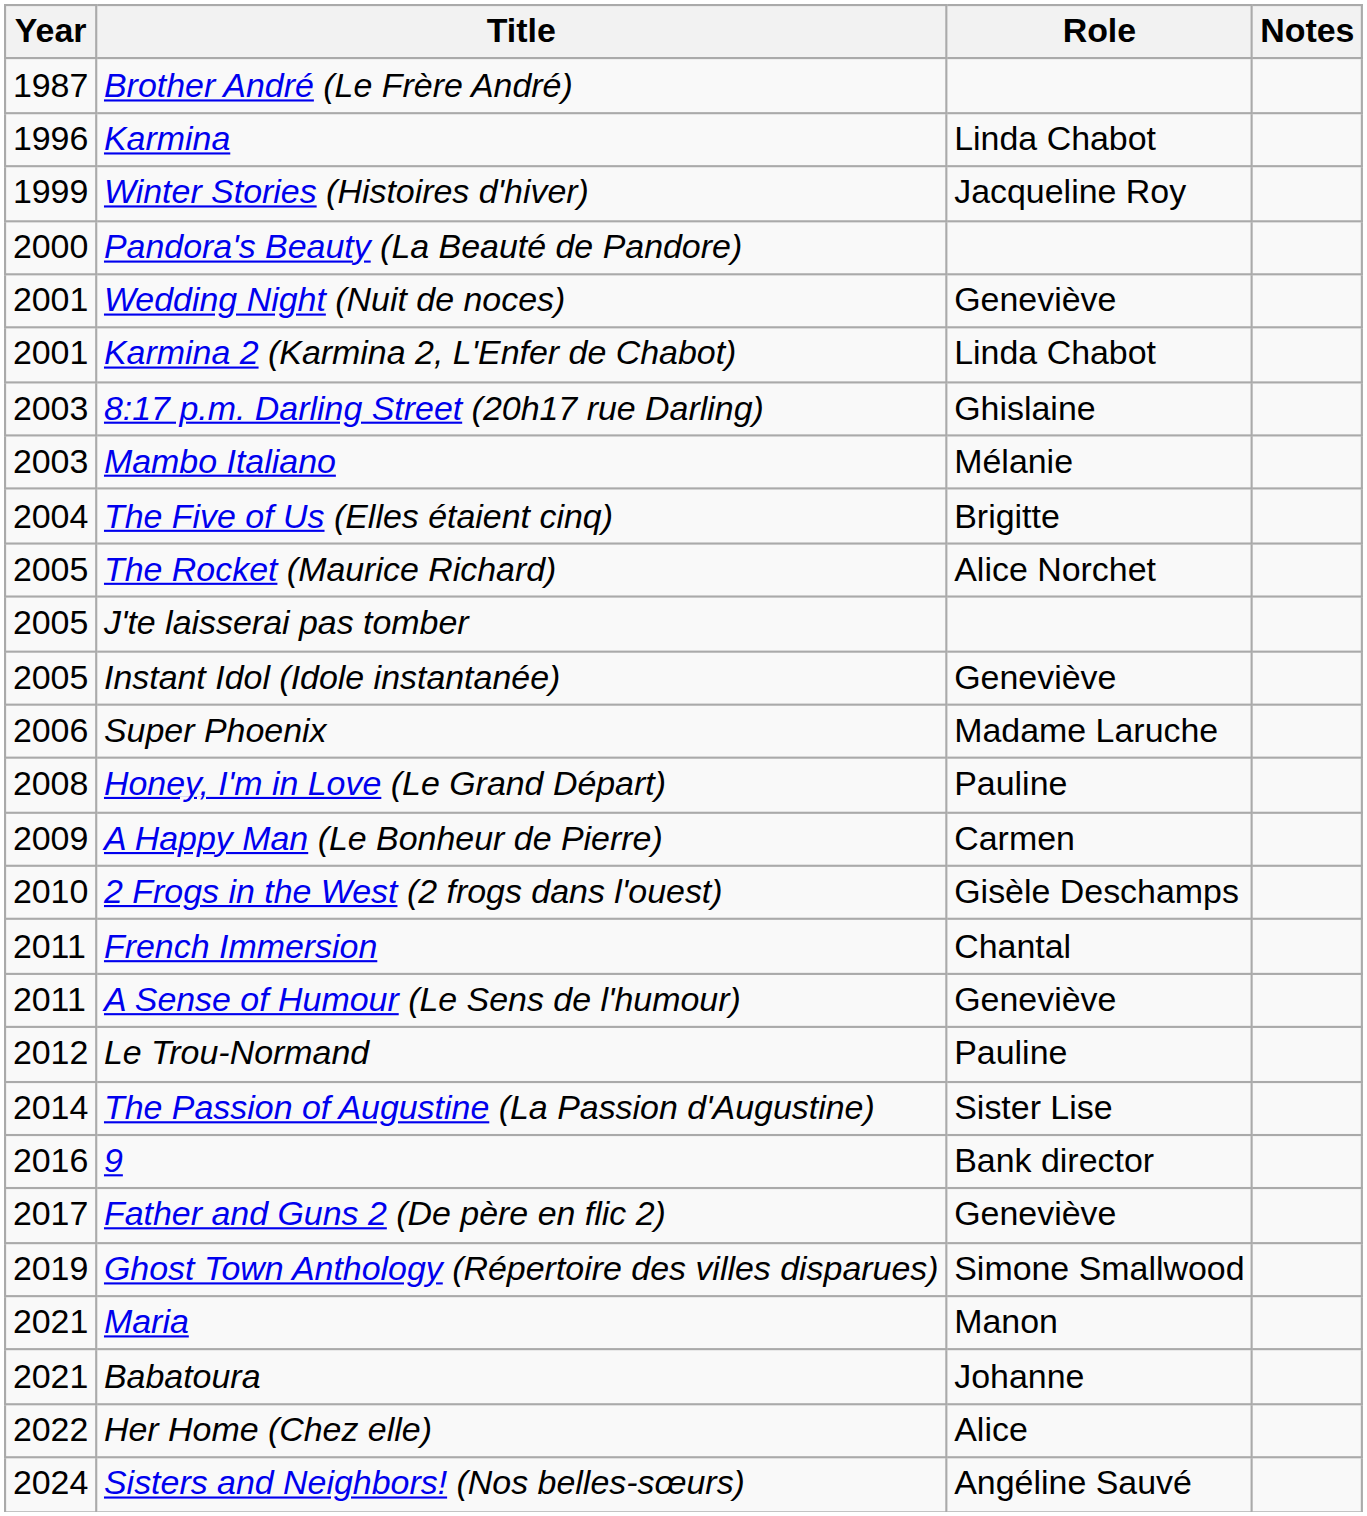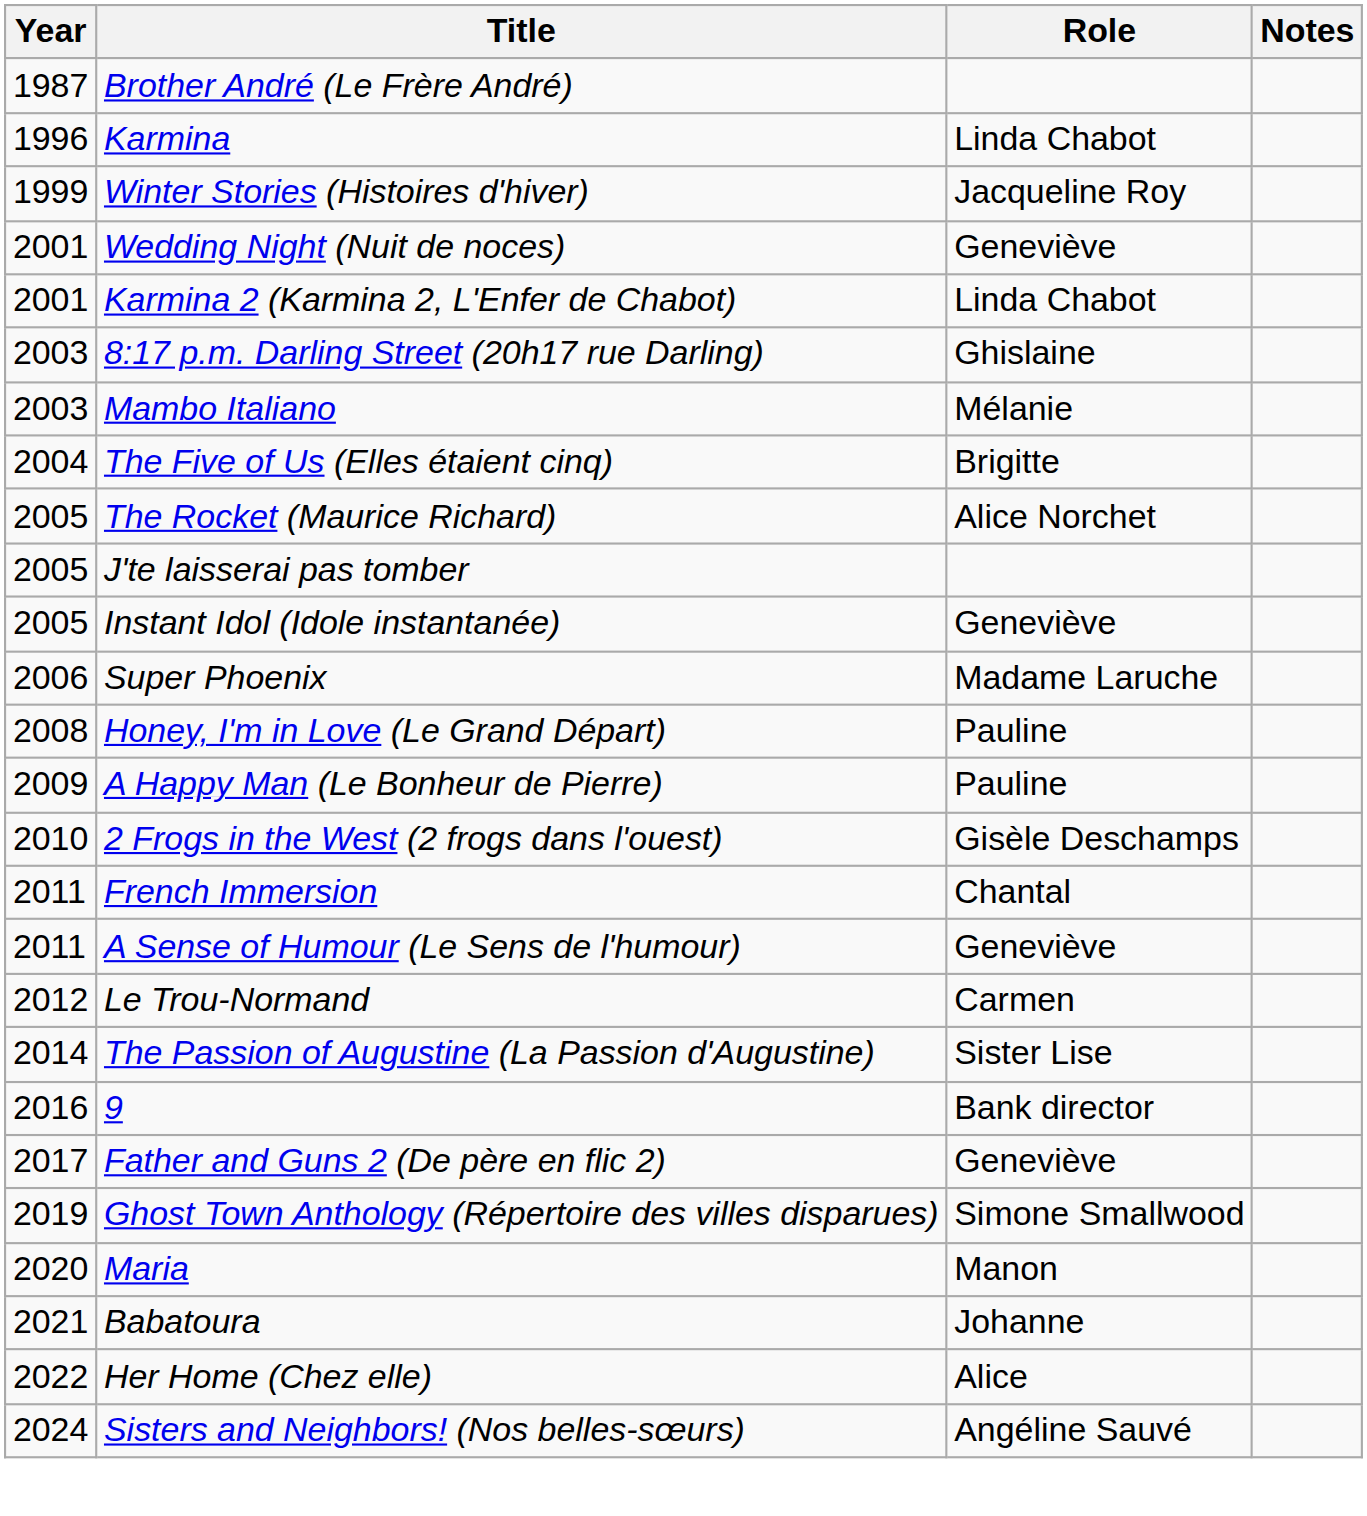- row: (423, 246)
(1015, 838) Carmen -> (1011, 784) Pauline
(1011, 1053) Pauline -> (1015, 999) Carmen
(51, 1322) 2021 -> (51, 1268) 2020
